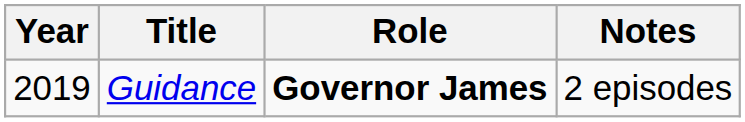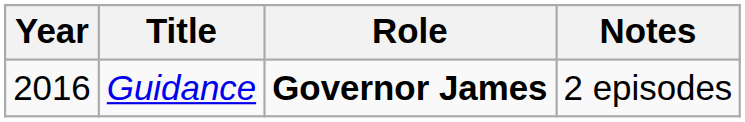(52, 87) 2019 -> (52, 87) 2016
